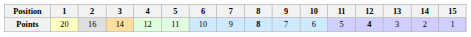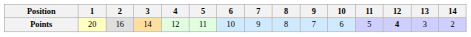- column: (452, 10)
(258, 24) bold -> (286, 24) normal
